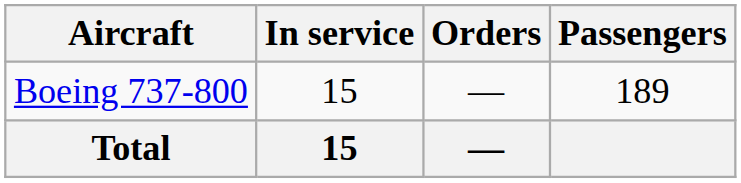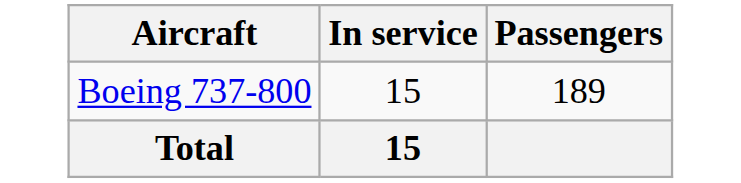- column: (486, 33)
